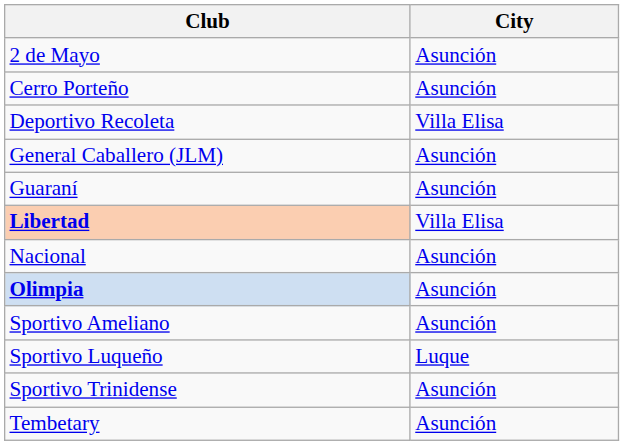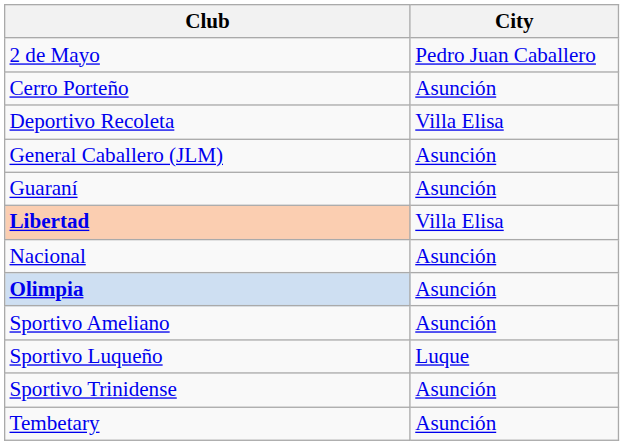(456, 54) Asunción -> (506, 54) Pedro Juan Caballero
